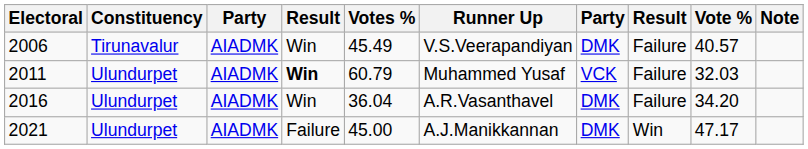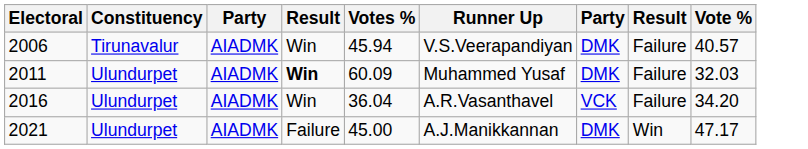- column: (780, 18)
(370, 46) 45.49 -> (370, 46) 45.94
(370, 74) 60.79 -> (370, 74) 60.09
(599, 74) VCK -> (600, 74) DMK
(600, 102) DMK -> (599, 102) VCK
